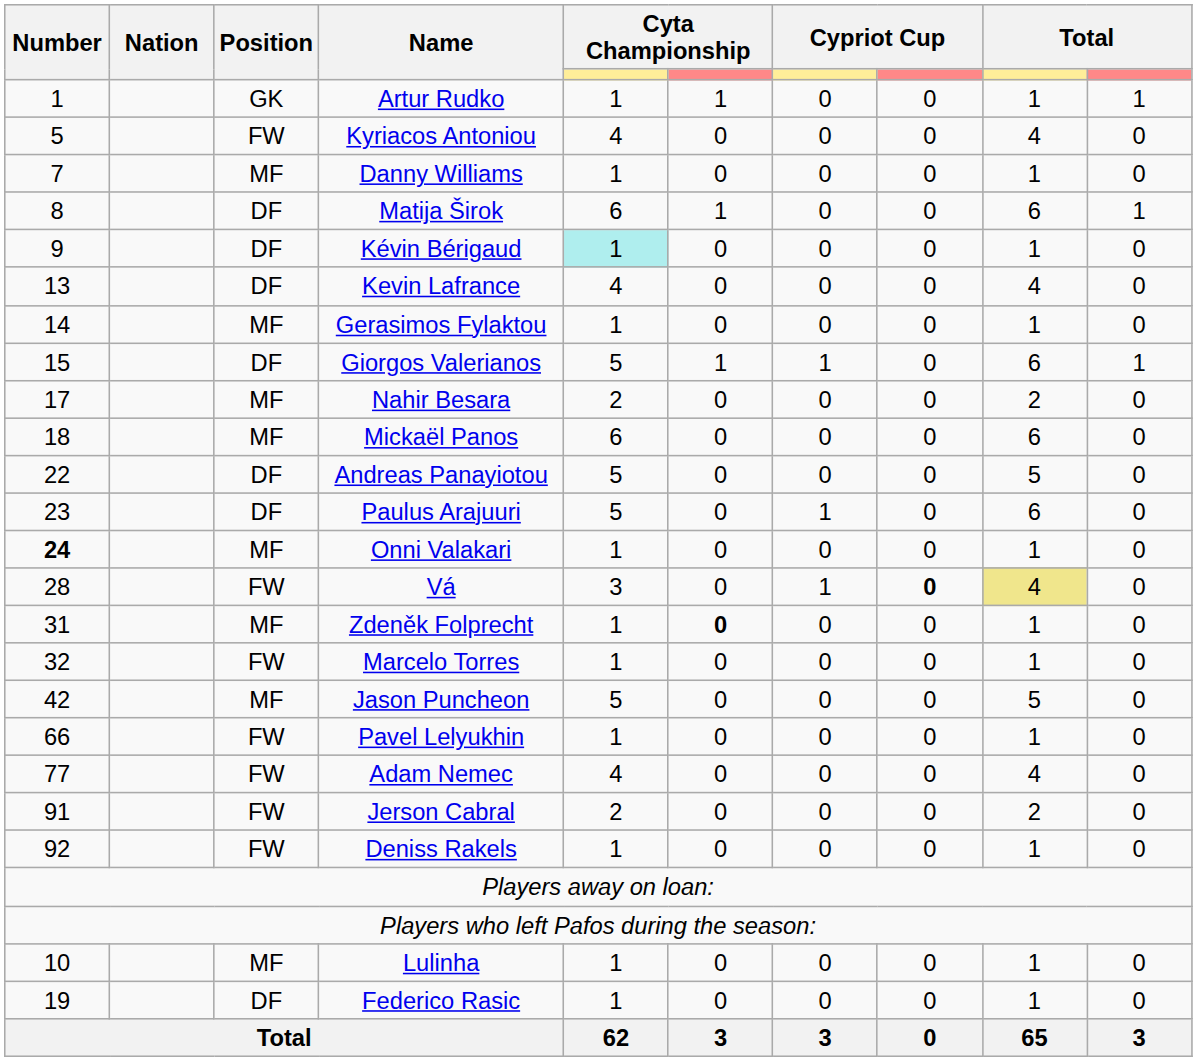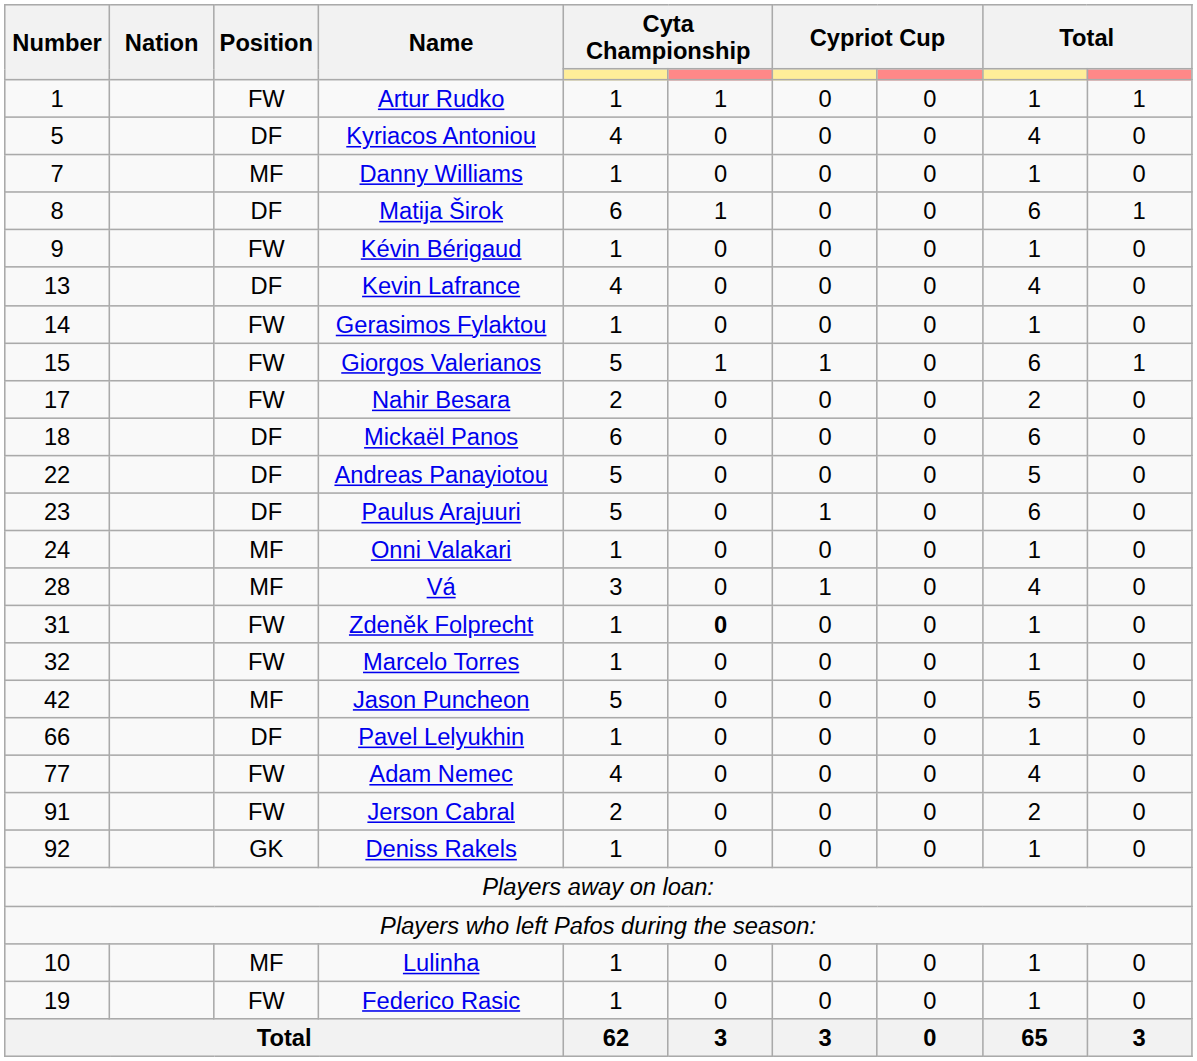(266, 99) GK -> (266, 99) FW
(266, 136) FW -> (266, 136) DF
(266, 249) DF -> (266, 249) FW
(616, 249) paleturquoise background -> (616, 249) no background
(266, 324) MF -> (266, 324) FW
(266, 362) DF -> (266, 362) FW
(266, 399) MF -> (266, 399) FW
(266, 437) MF -> (266, 437) DF
(57, 549) bold -> (57, 549) normal
(266, 587) FW -> (266, 587) MF
(930, 587) bold -> (930, 587) normal
(1034, 587) khaki background -> (1034, 587) no background
(266, 624) MF -> (266, 624) FW
(266, 737) FW -> (266, 737) DF
(266, 850) FW -> (266, 850) GK
(266, 1000) DF -> (266, 1000) FW
